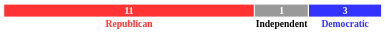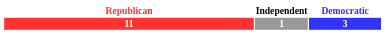rows swapped: (129, 10) <-> (129, 24)
